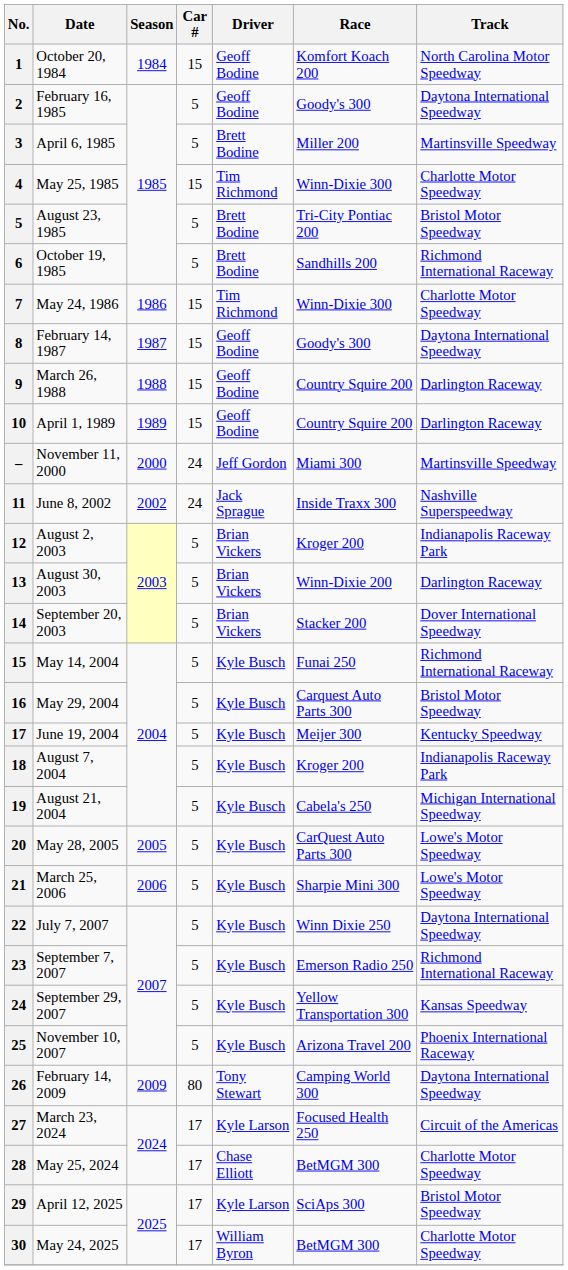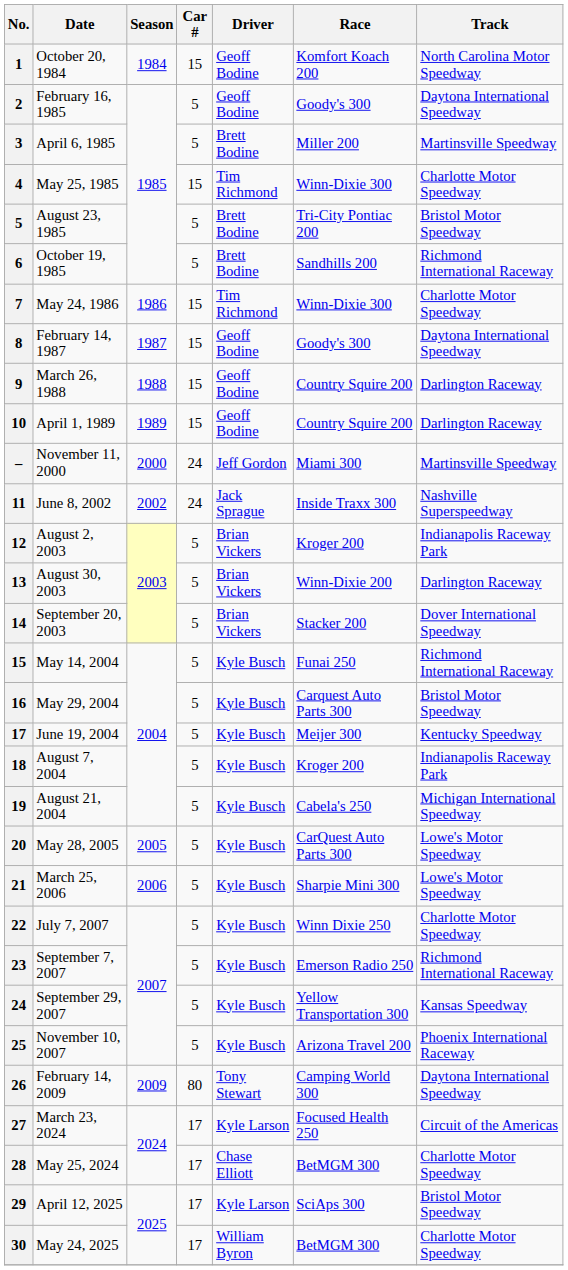(485, 925) Daytona International Speedway -> (468, 925) Charlotte Motor Speedway
